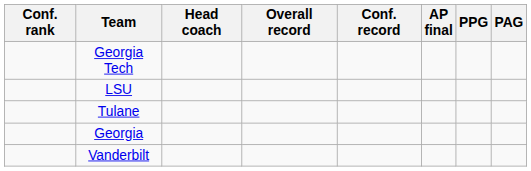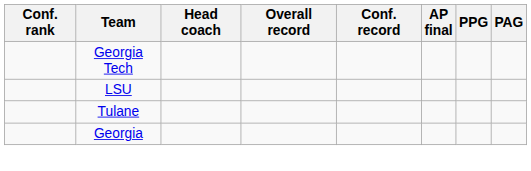- row: (119, 155)
